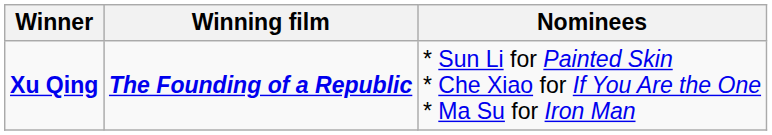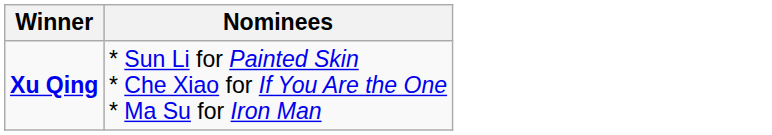- column: (261, 22)
